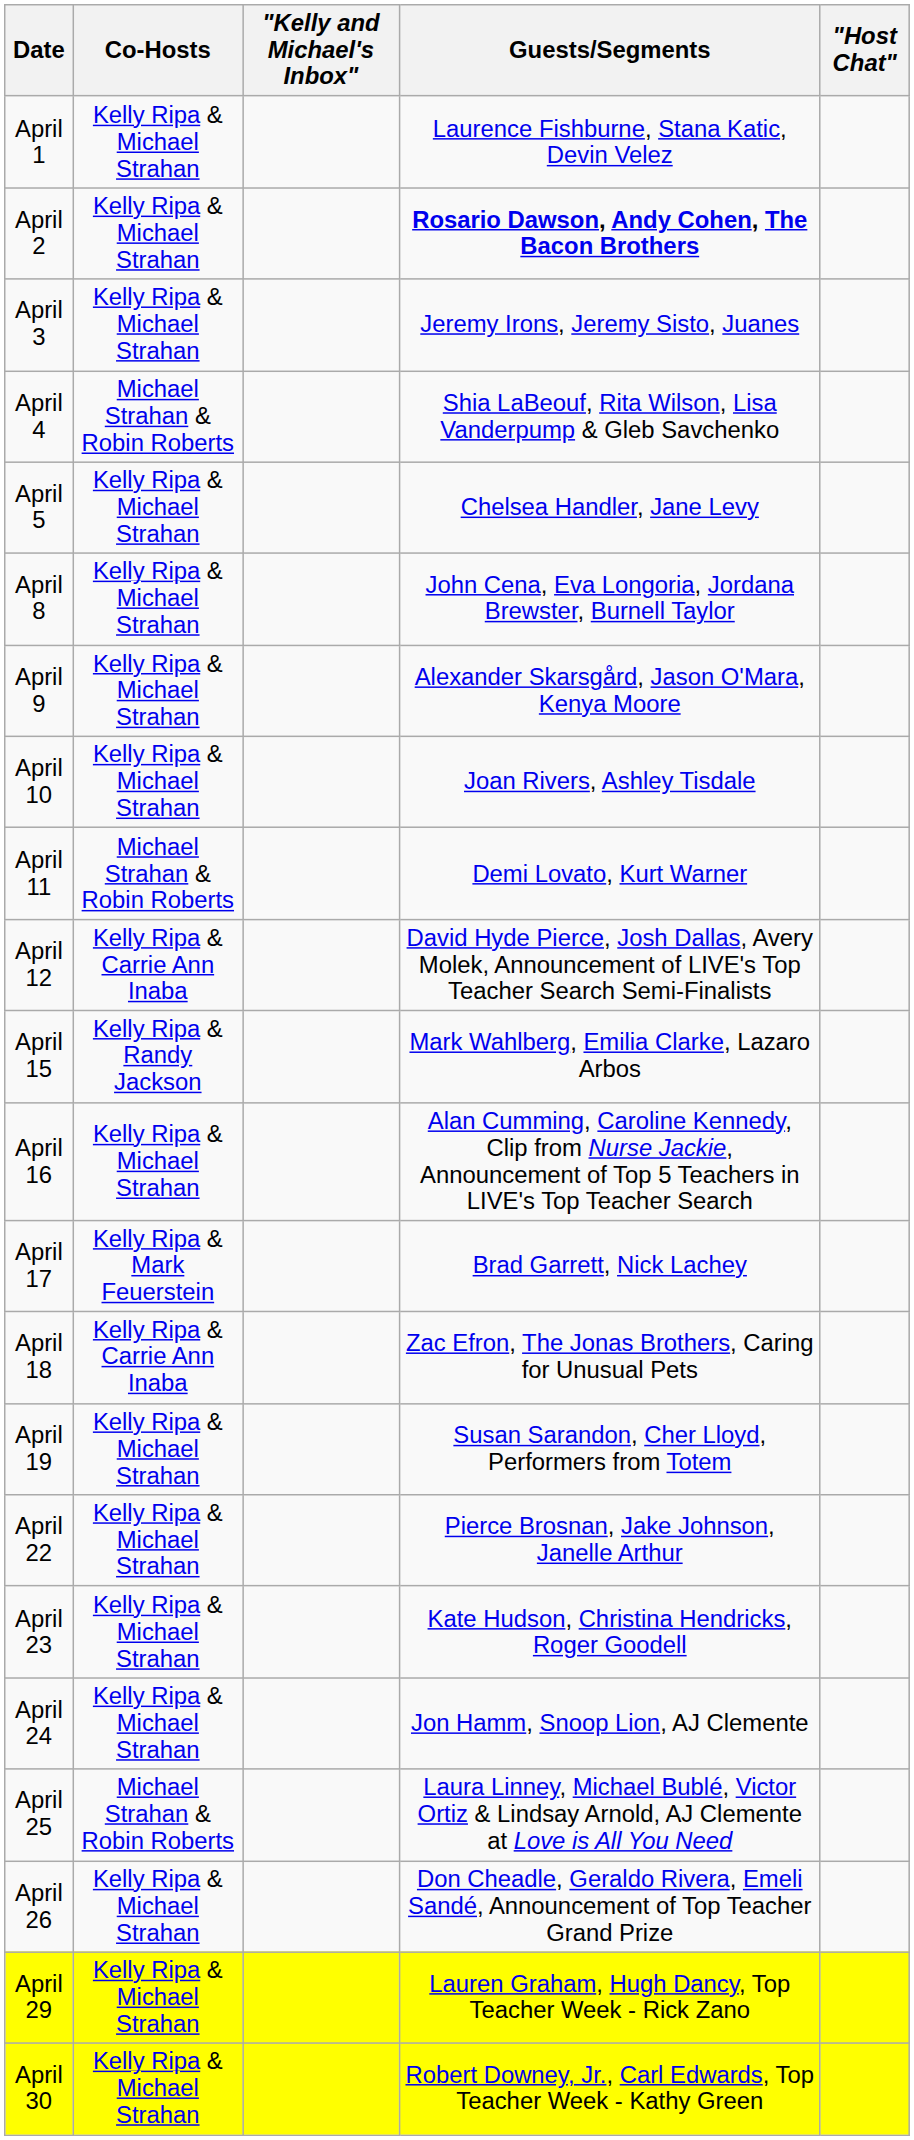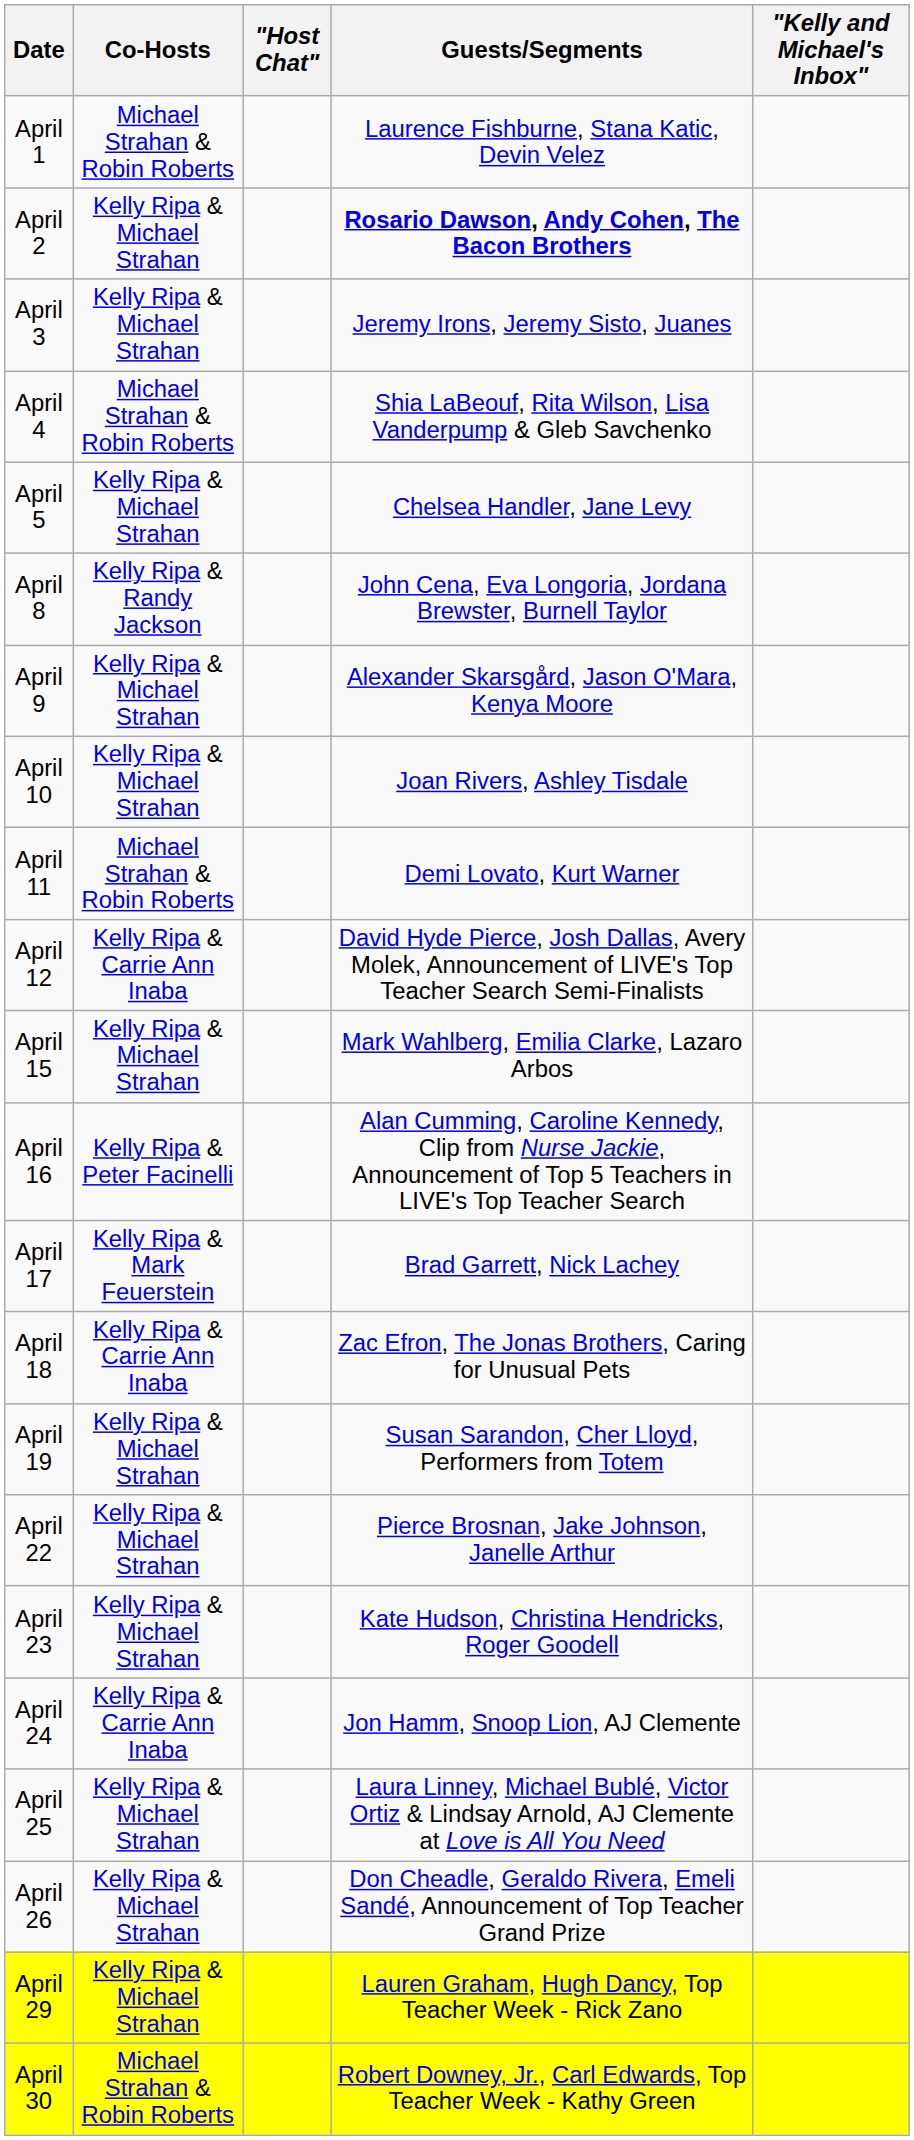columns swapped: (865, 50) <-> (321, 50)
(158, 141) Kelly Ripa & Michael Strahan -> (158, 141) Michael Strahan & Robin Roberts
(158, 598) Kelly Ripa & Michael Strahan -> (158, 598) Kelly Ripa & Randy Jackson
(158, 1056) Kelly Ripa & Randy Jackson -> (158, 1056) Kelly Ripa & Michael Strahan
(158, 1161) Kelly Ripa & Michael Strahan -> (158, 1161) Kelly Ripa & Peter Facinelli
(158, 1723) Kelly Ripa & Michael Strahan -> (158, 1723) Kelly Ripa & Carrie Ann Inaba
(158, 1814) Michael Strahan & Robin Roberts -> (158, 1814) Kelly Ripa & Michael Strahan
(158, 2088) Kelly Ripa & Michael Strahan -> (158, 2088) Michael Strahan & Robin Roberts
